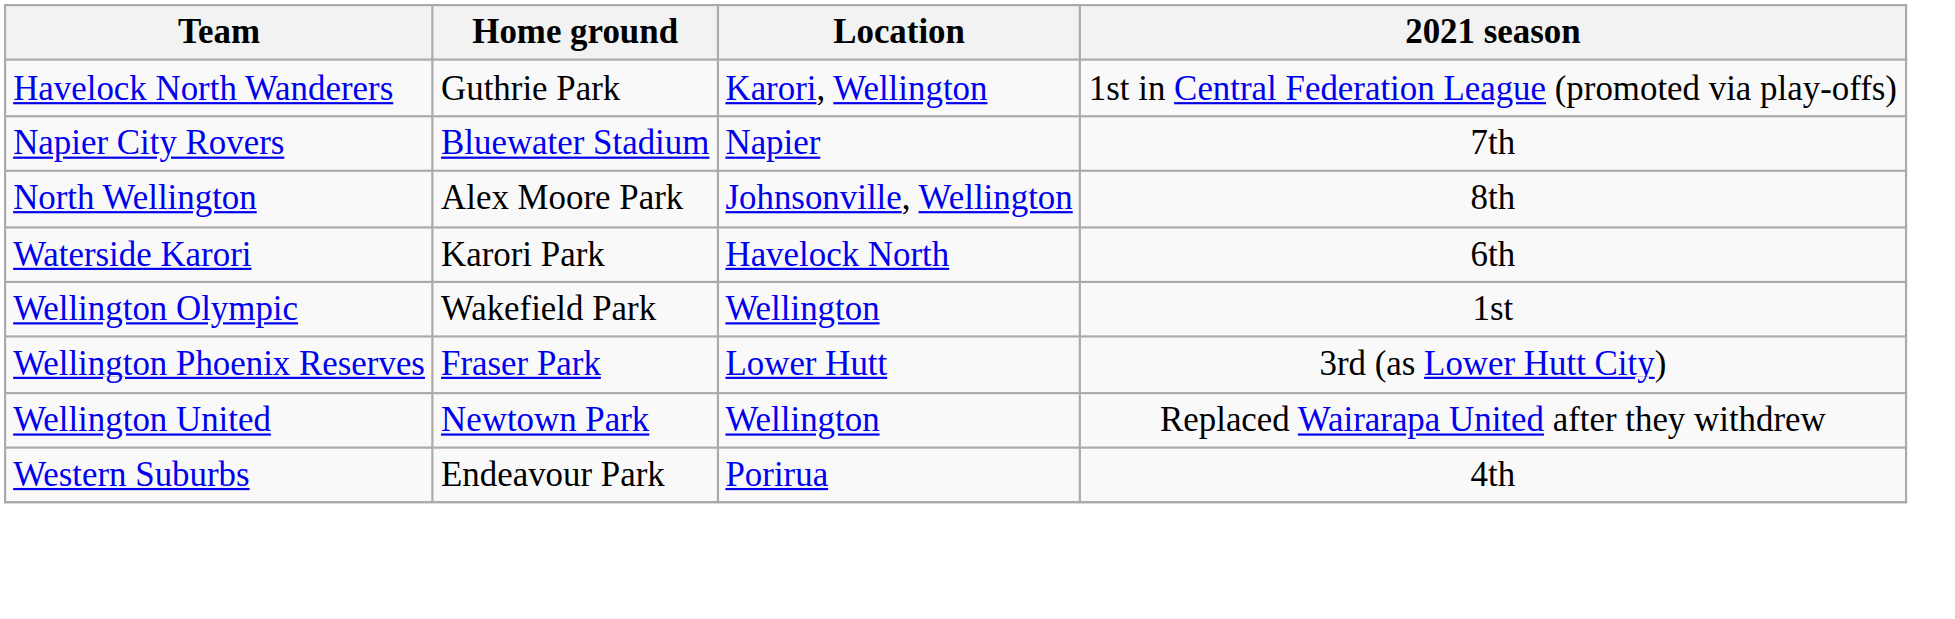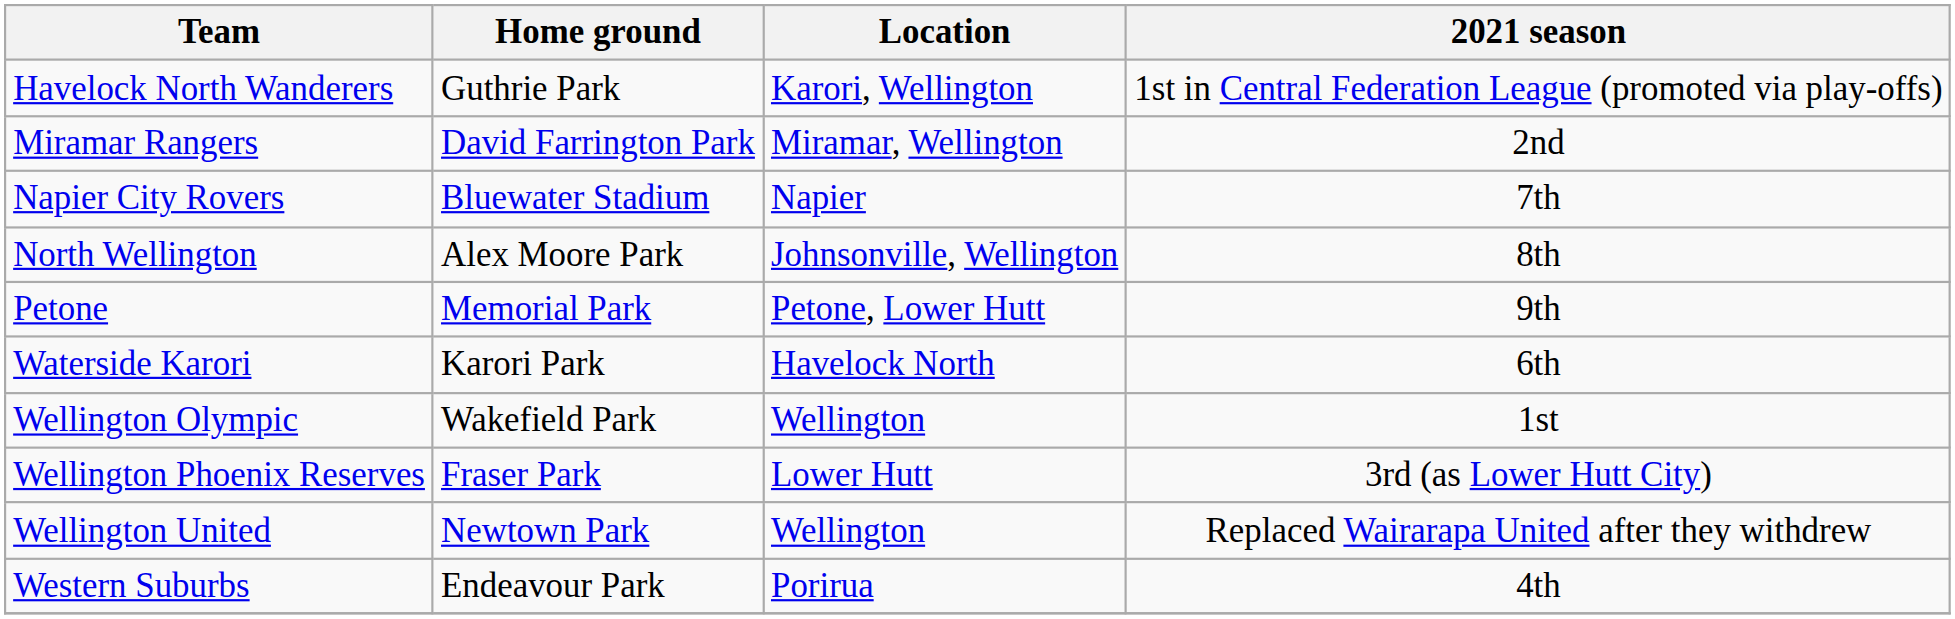+ row: (136, 142)
+ row: (61, 308)
